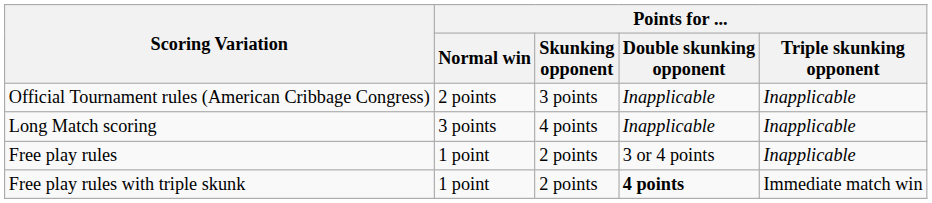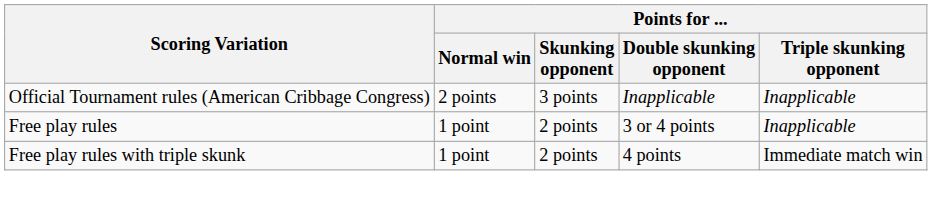- row: (83, 126)
(653, 184) bold -> (652, 155) normal
